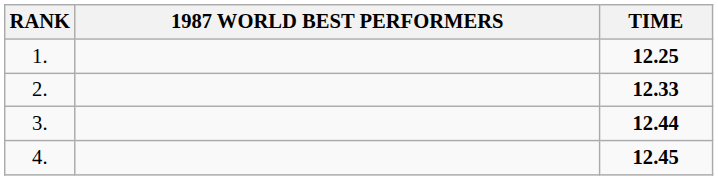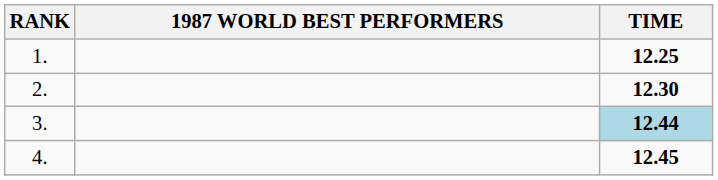(656, 89) 12.33 -> (656, 89) 12.30
(656, 123) no background -> (656, 123) lightblue background
